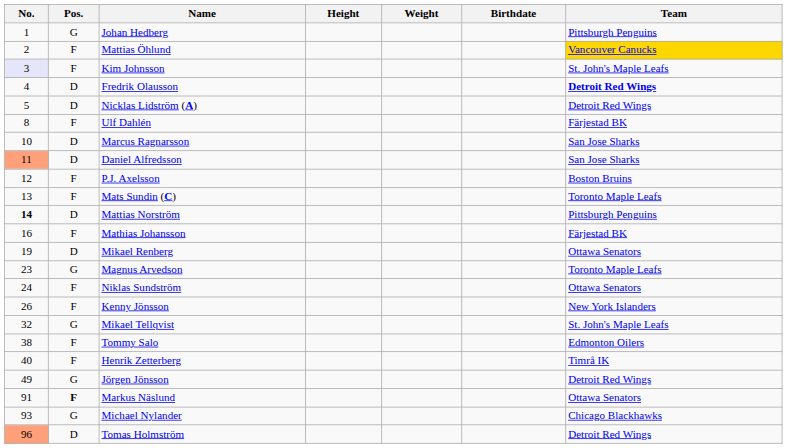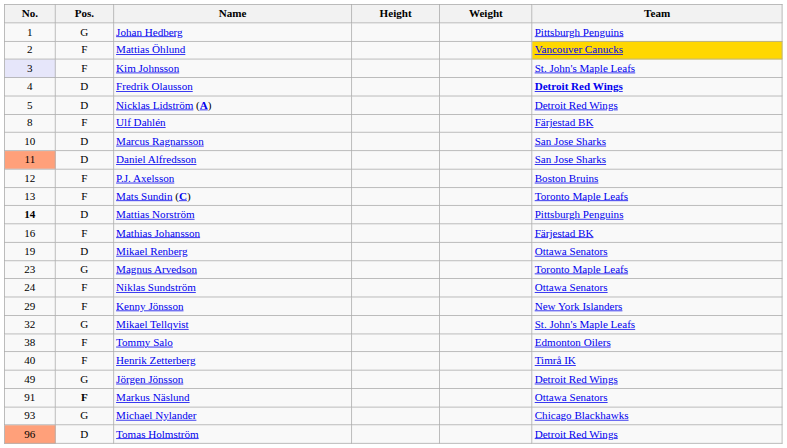- column: (514, 14)
(26, 306) 26 -> (30, 306) 29
